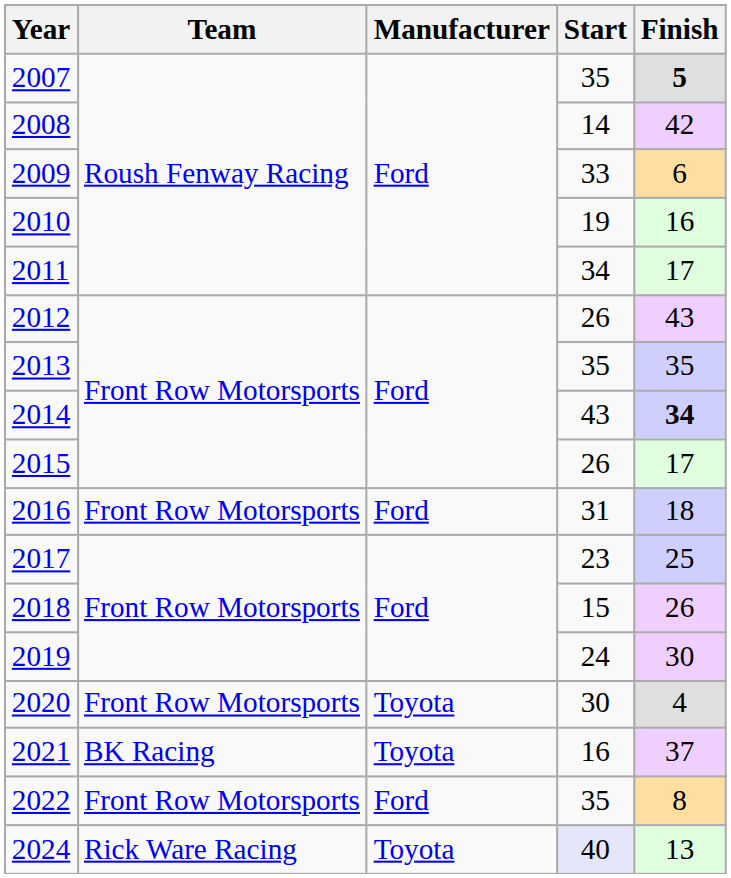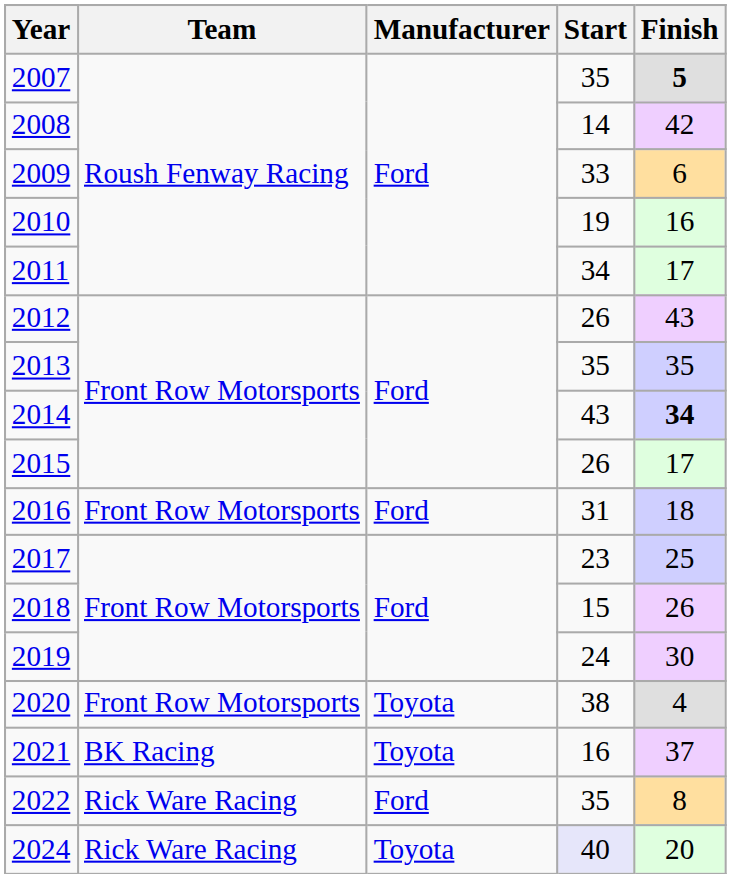(595, 703) 30 -> (595, 703) 38
(222, 800) Front Row Motorsports -> (190, 800) Rick Ware Racing
(680, 848) 13 -> (680, 848) 20
